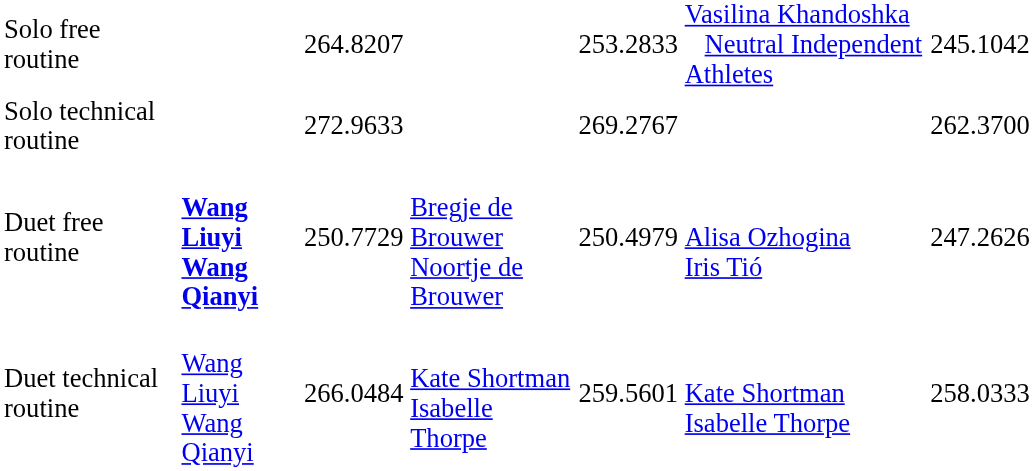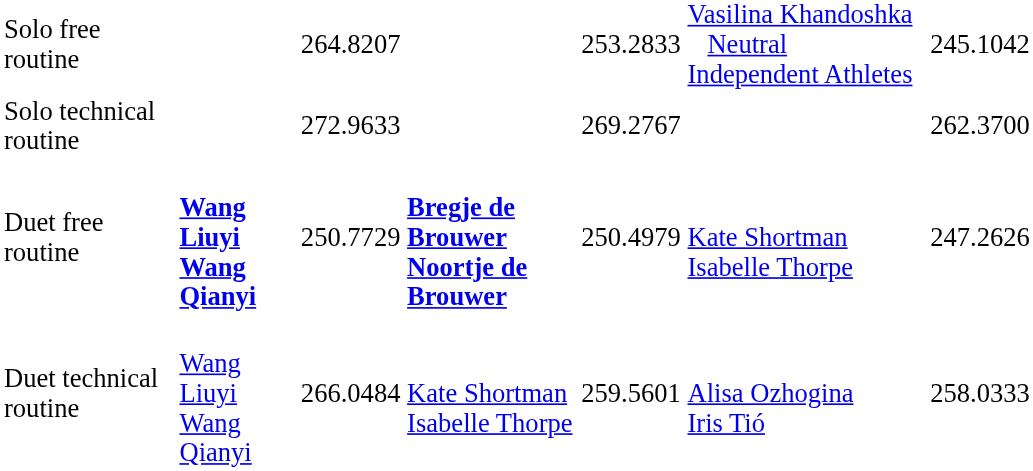(467, 251) normal -> (467, 251) bold
(768, 251) Alisa Ozhogina Iris Tió -> (770, 251) Kate Shortman Isabelle Thorpe
(767, 408) Kate Shortman Isabelle Thorpe -> (770, 408) Alisa Ozhogina Iris Tió
